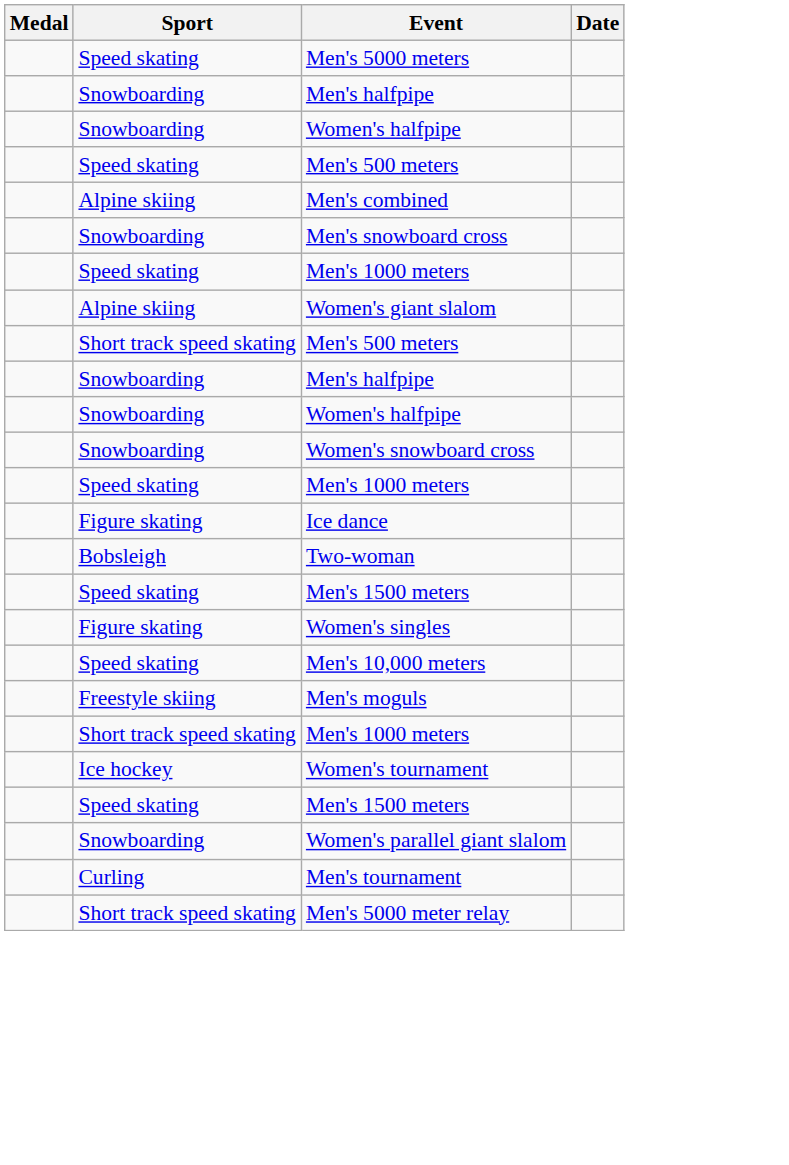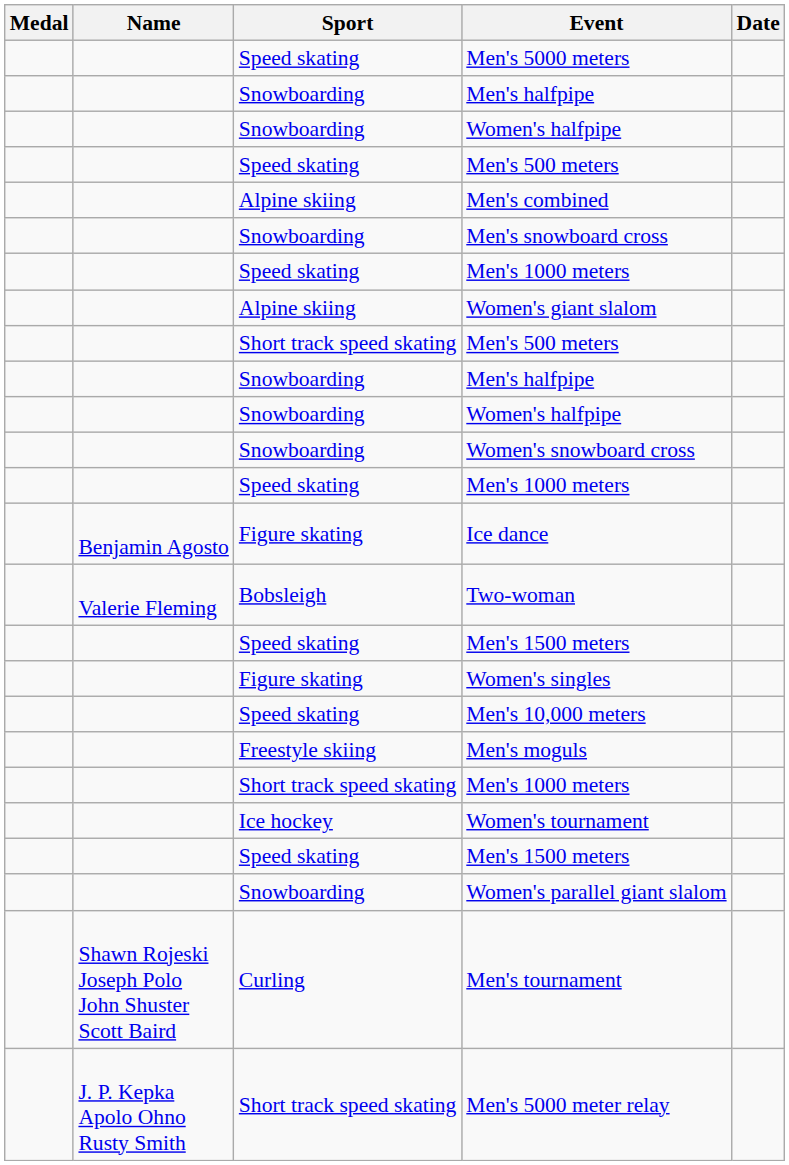+ column: (154, 22)
